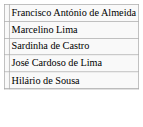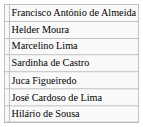+ row: (40, 30)
+ row: (44, 80)
